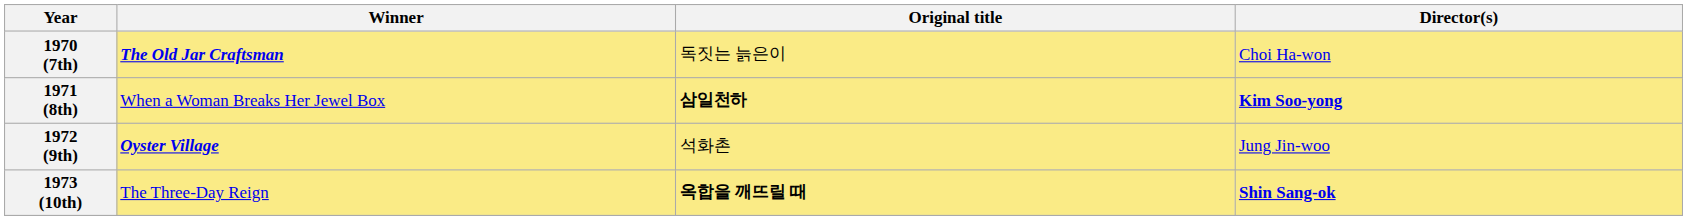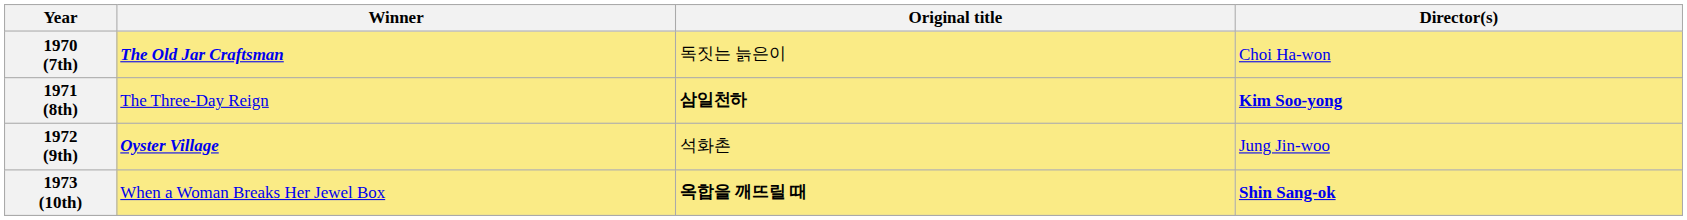(253, 100) When a Woman Breaks Her Jewel Box -> (195, 100) The Three-Day Reign
(195, 192) The Three-Day Reign -> (253, 192) When a Woman Breaks Her Jewel Box
